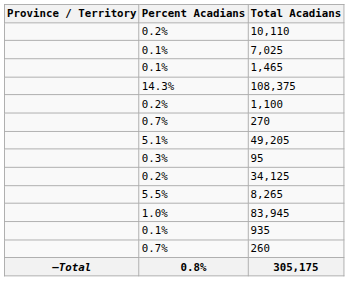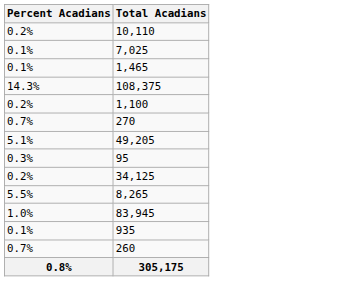- column: (72, 13)
